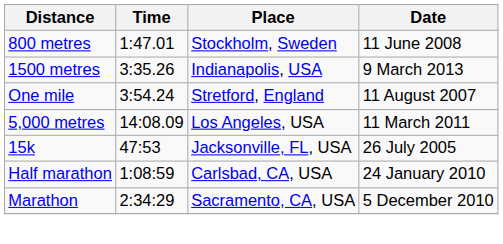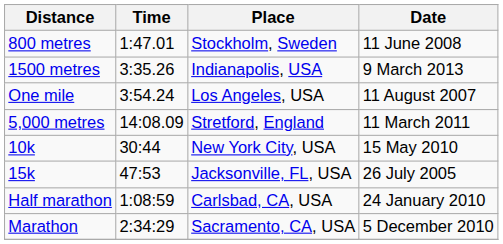(258, 95) Stretford, England -> (258, 95) Los Angeles, USA
(258, 122) Los Angeles, USA -> (258, 122) Stretford, England
+ row: (22, 148)
